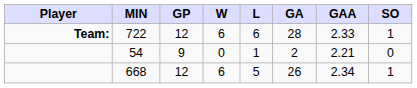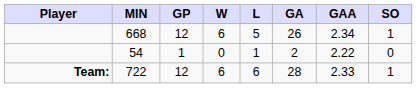rows swapped: (136, 72) <-> (136, 33)
(182, 53) 9 -> (182, 53) 1
(343, 53) 2.21 -> (343, 53) 2.22
